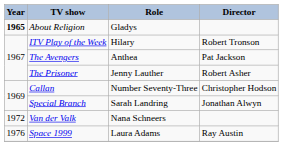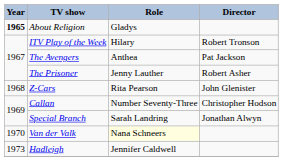+ row: (42, 88)
(16, 118) 1972 -> (16, 134) 1970
(138, 118) no background -> (138, 134) lightyellow background
+ row: (46, 149)
- row: (51, 134)
